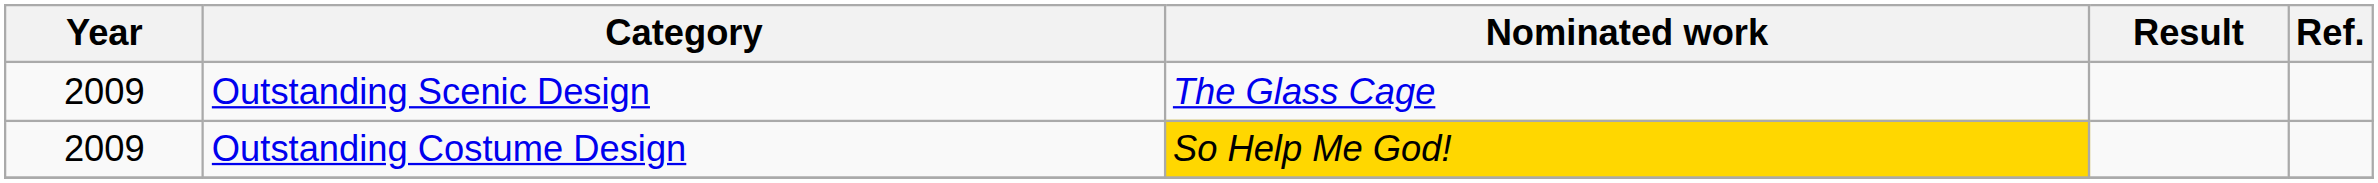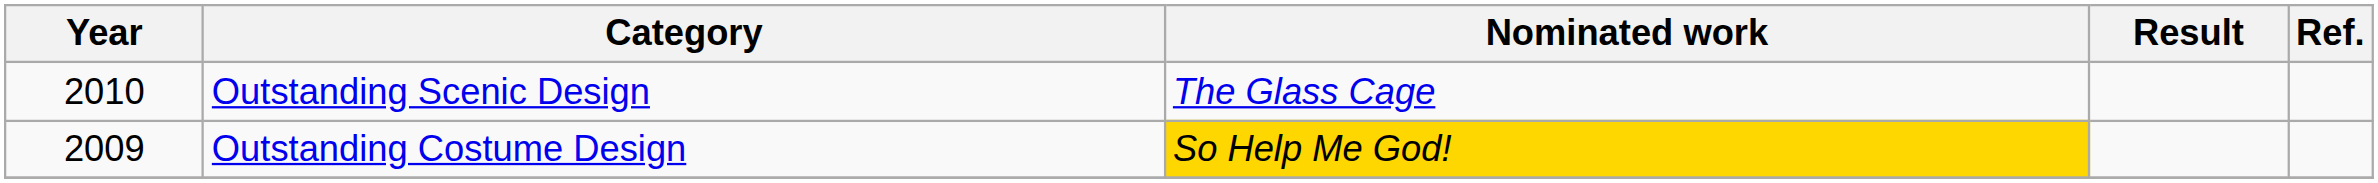(104, 90) 2009 -> (104, 90) 2010
